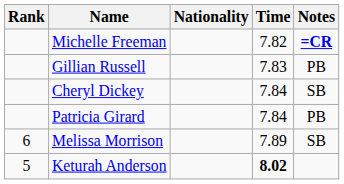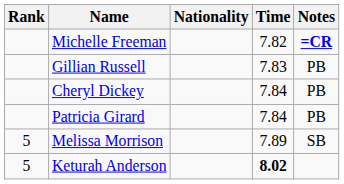(316, 91) SB -> (316, 91) PB
(26, 141) 6 -> (26, 141) 5
